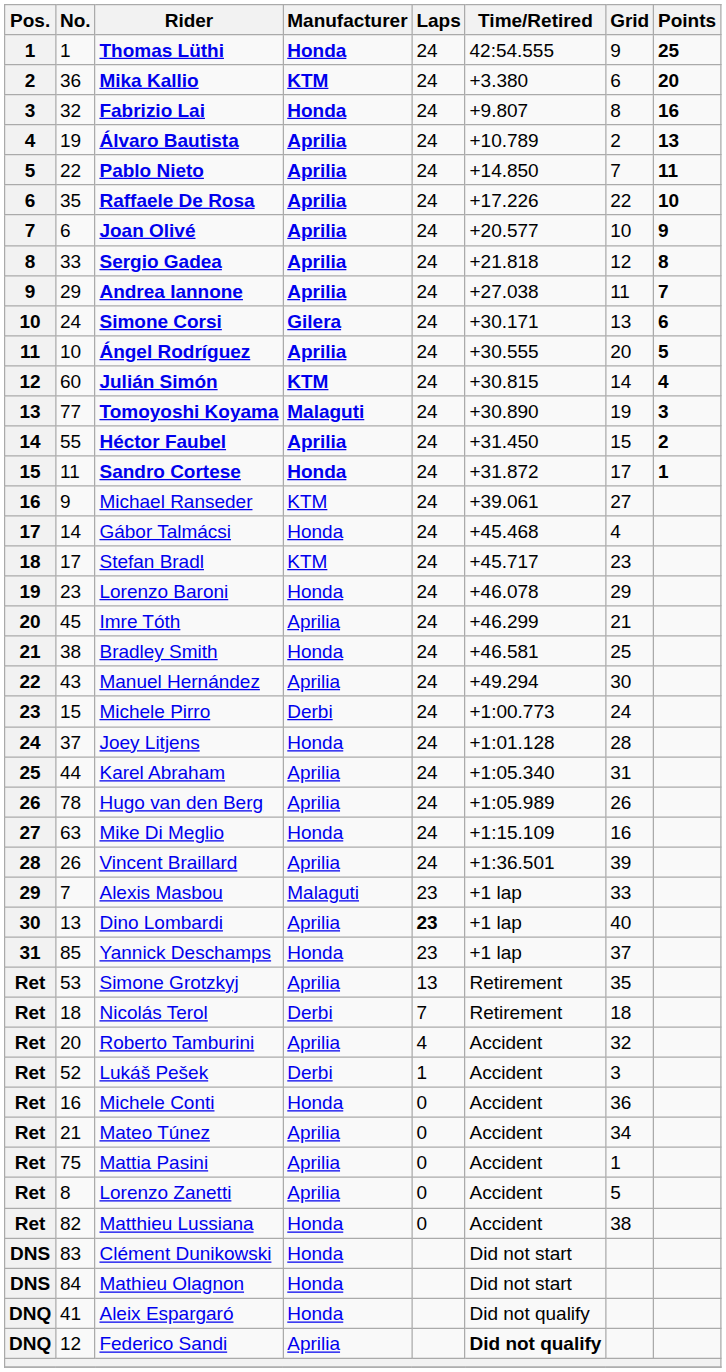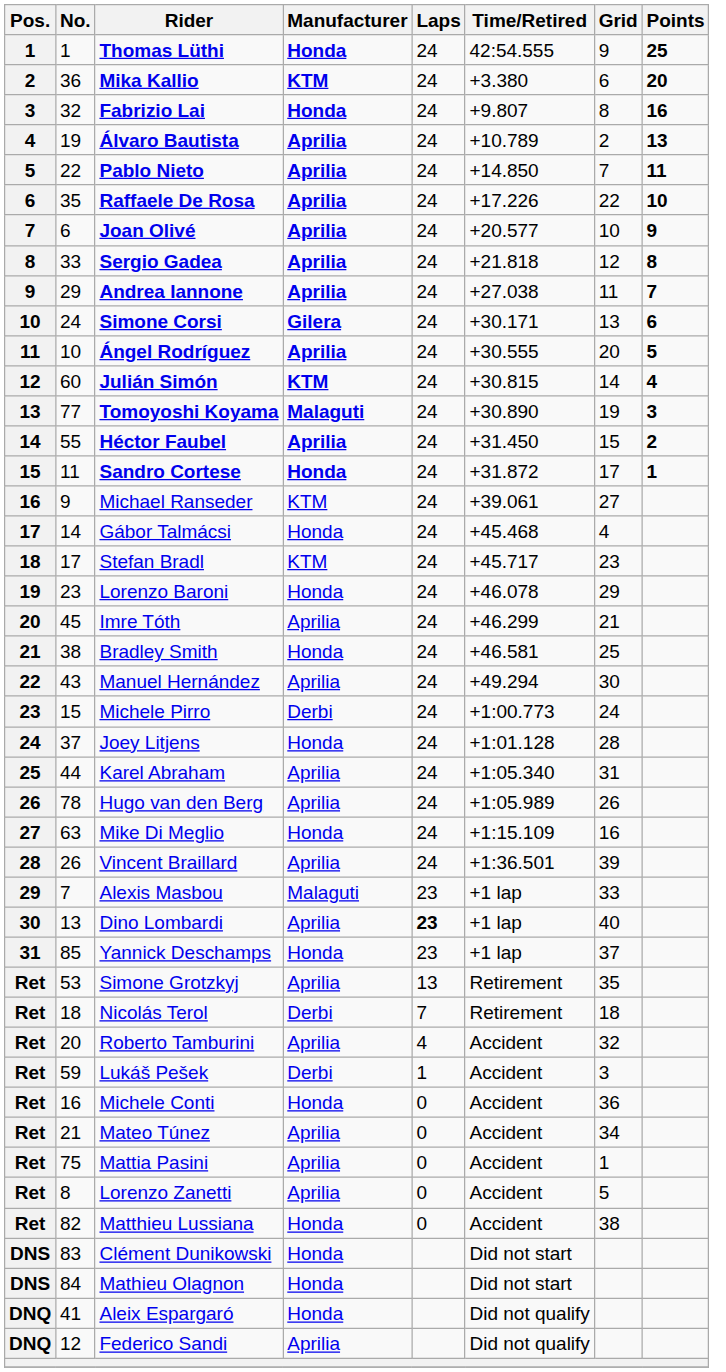(71, 1073) 52 -> (71, 1073) 59
(535, 1343) bold -> (530, 1343) normal
